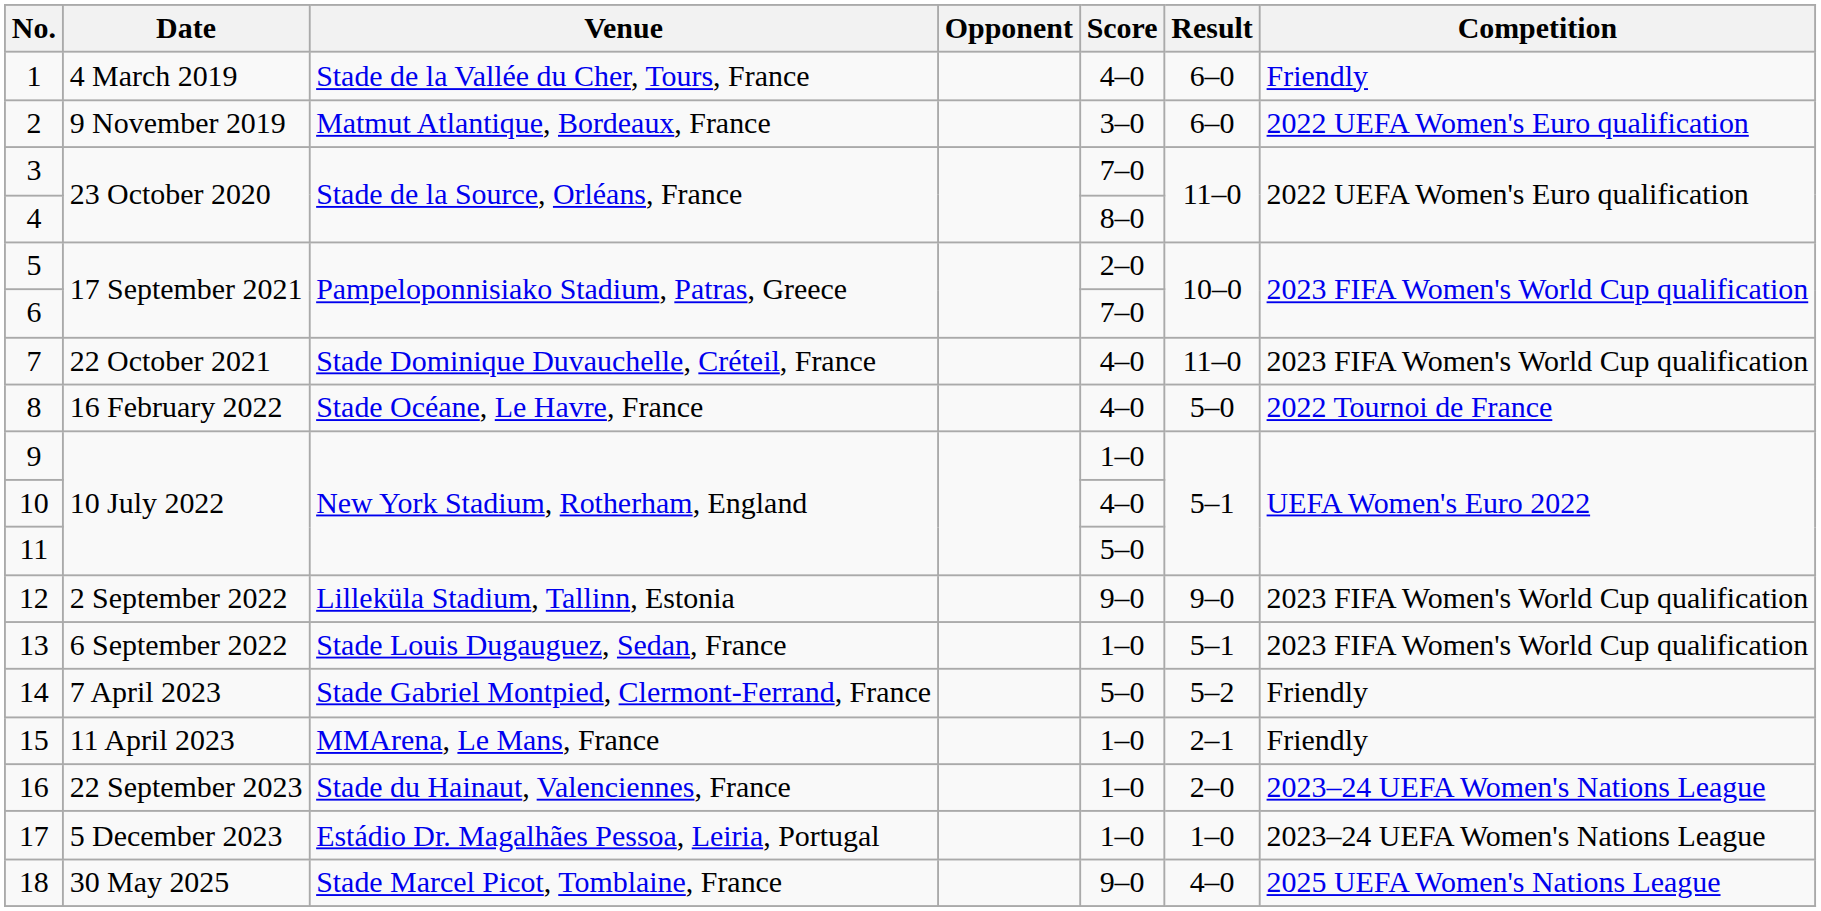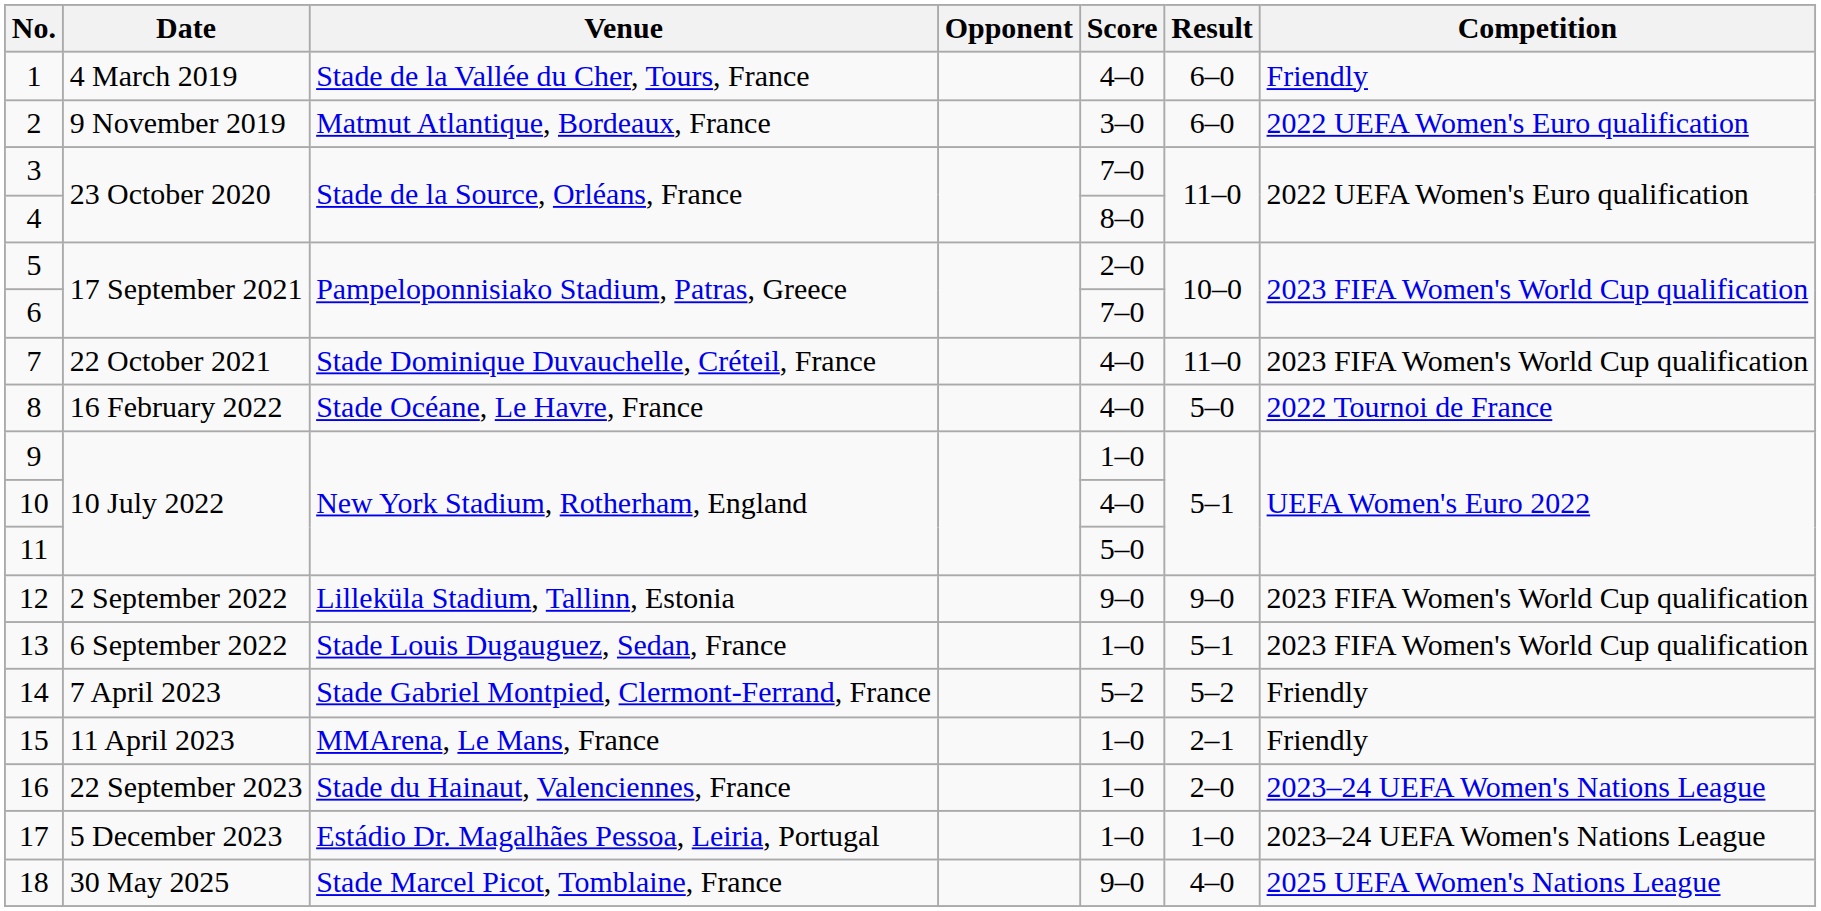(1122, 692) 5–0 -> (1122, 692) 5–2
